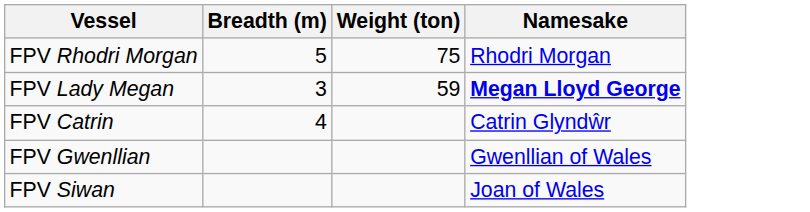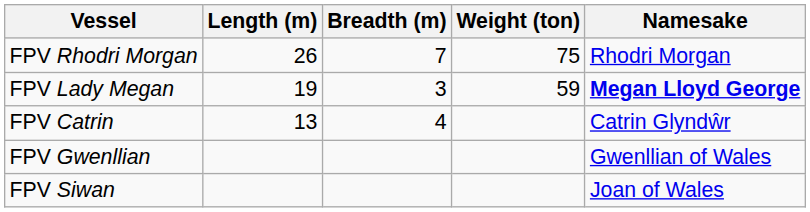+ column: (262, 21)
(321, 55) 5 -> (441, 55) 7
